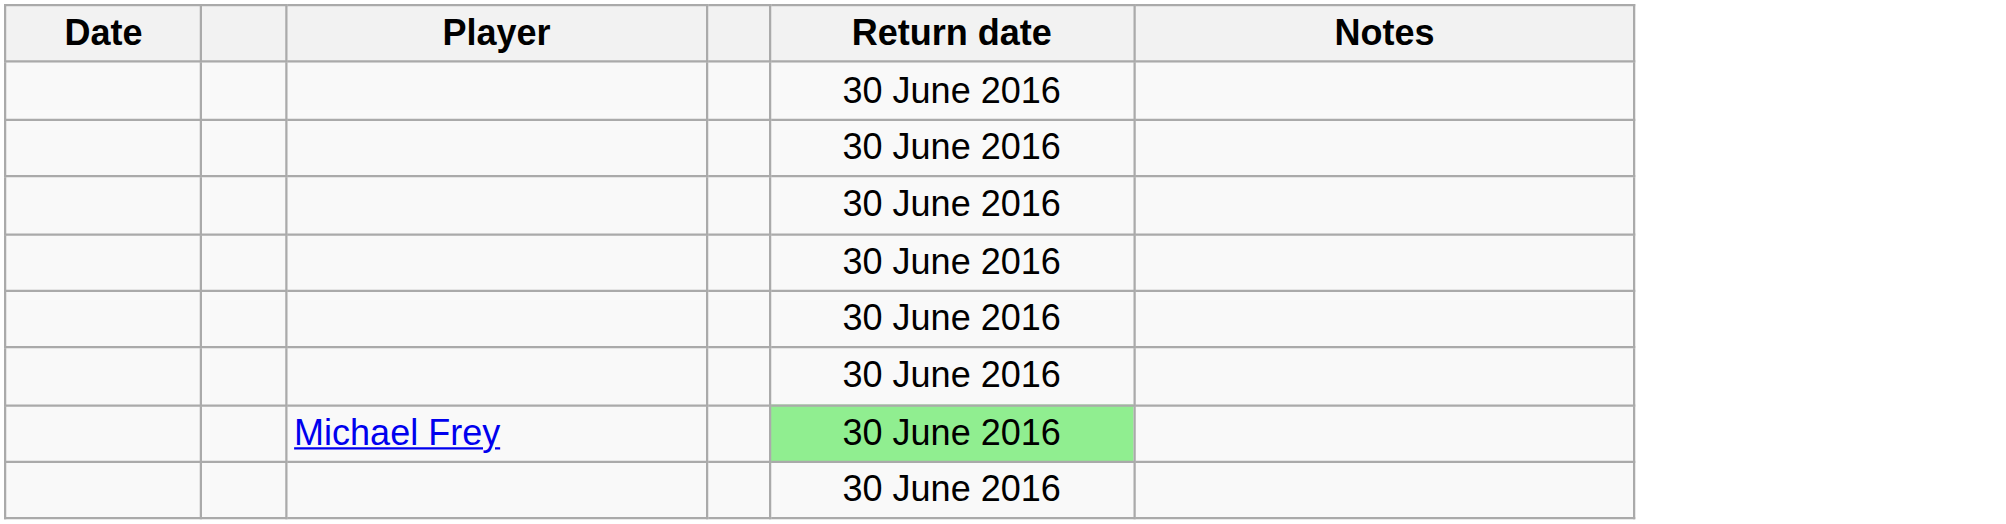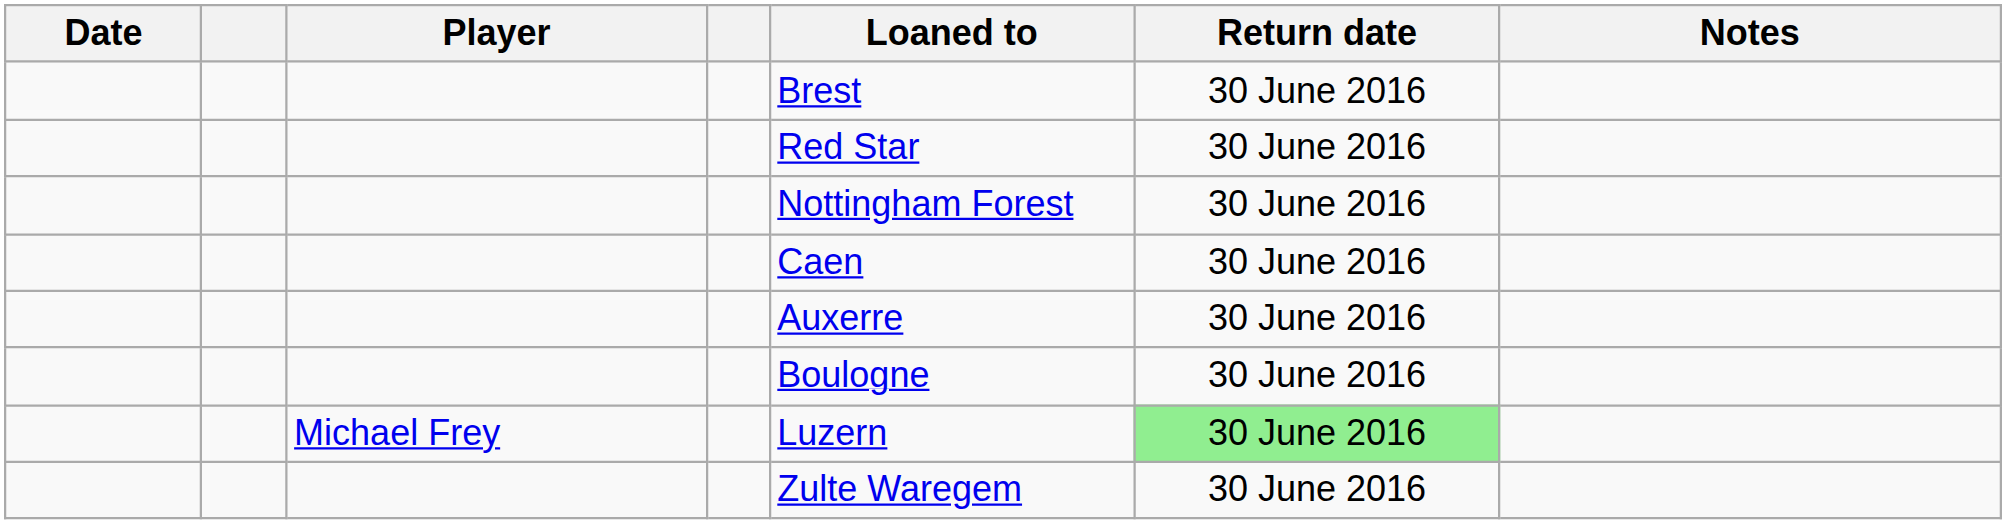+ column: (952, 33)
